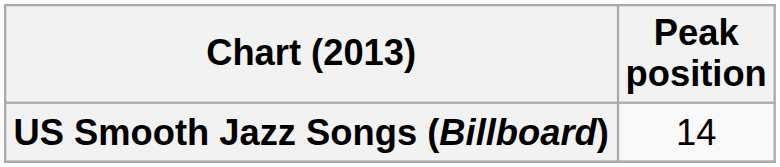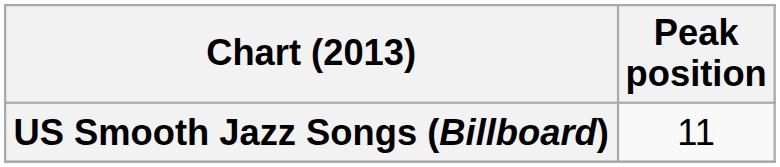(696, 131) 14 -> (696, 131) 11
